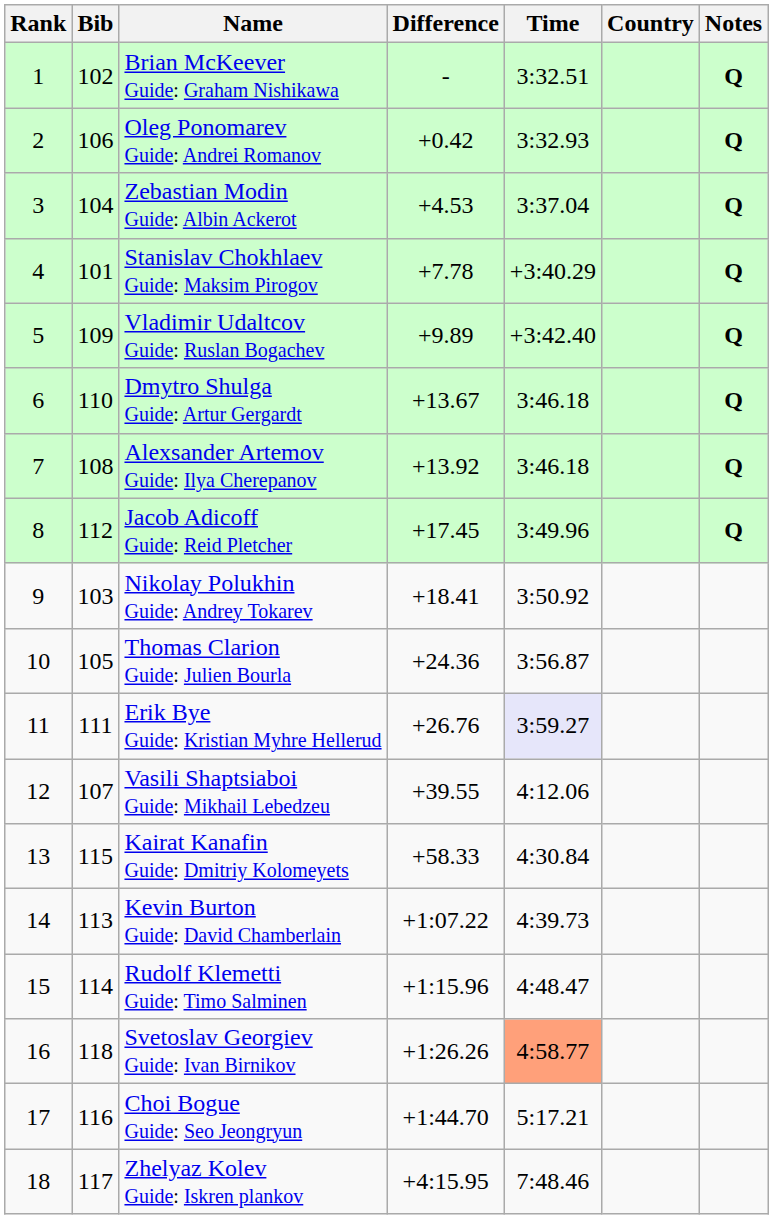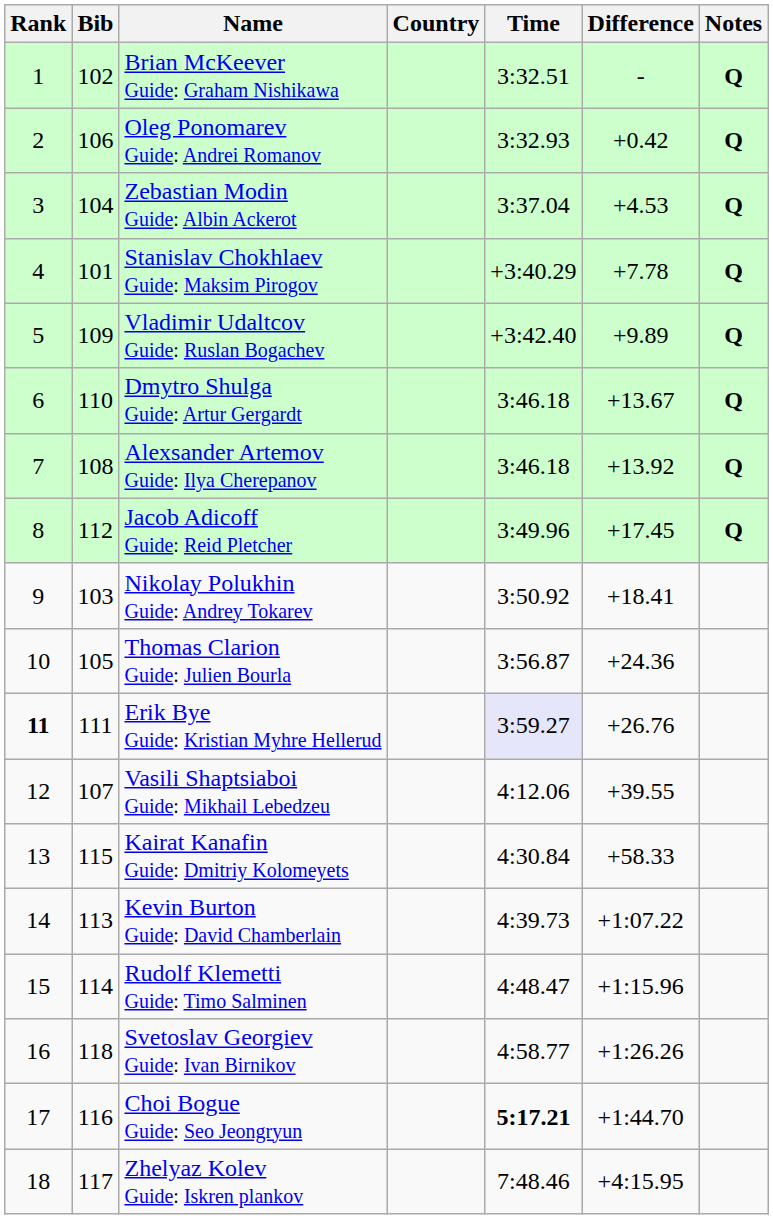columns swapped: (650, 23) <-> (446, 23)
(38, 725) normal -> (38, 725) bold
(553, 1051) lightsalmon background -> (533, 1051) no background
(553, 1116) normal -> (533, 1116) bold
